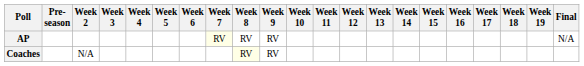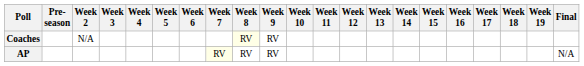rows swapped: (23, 39) <-> (23, 54)
